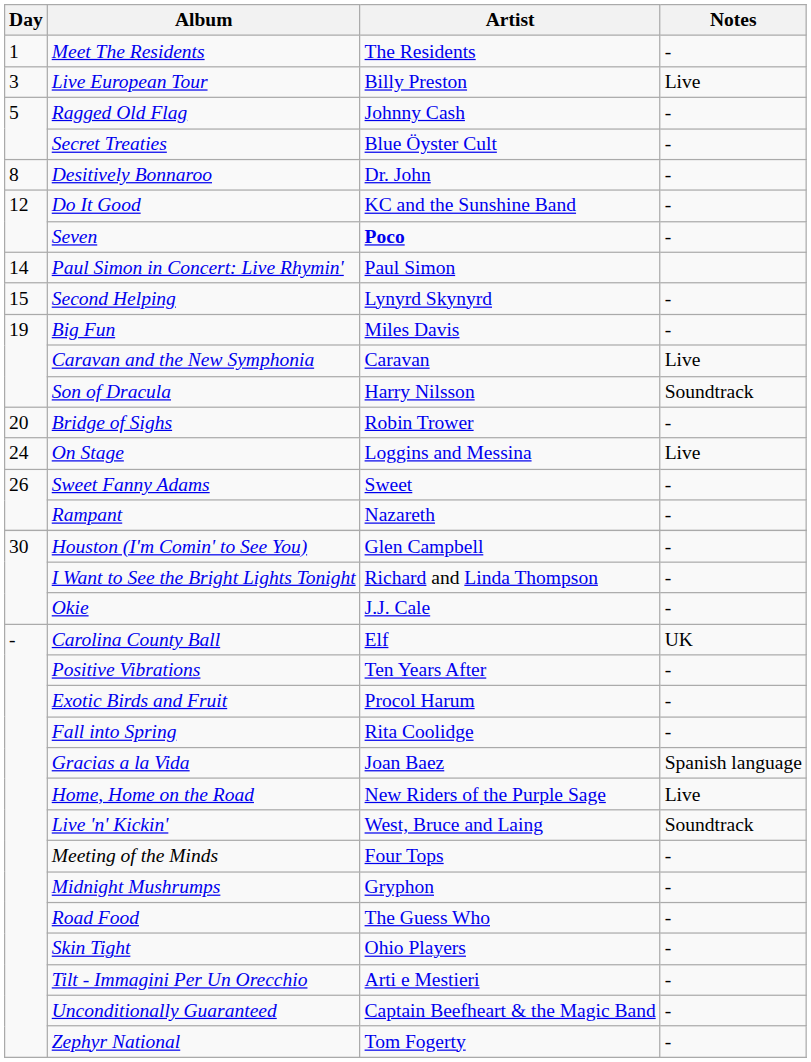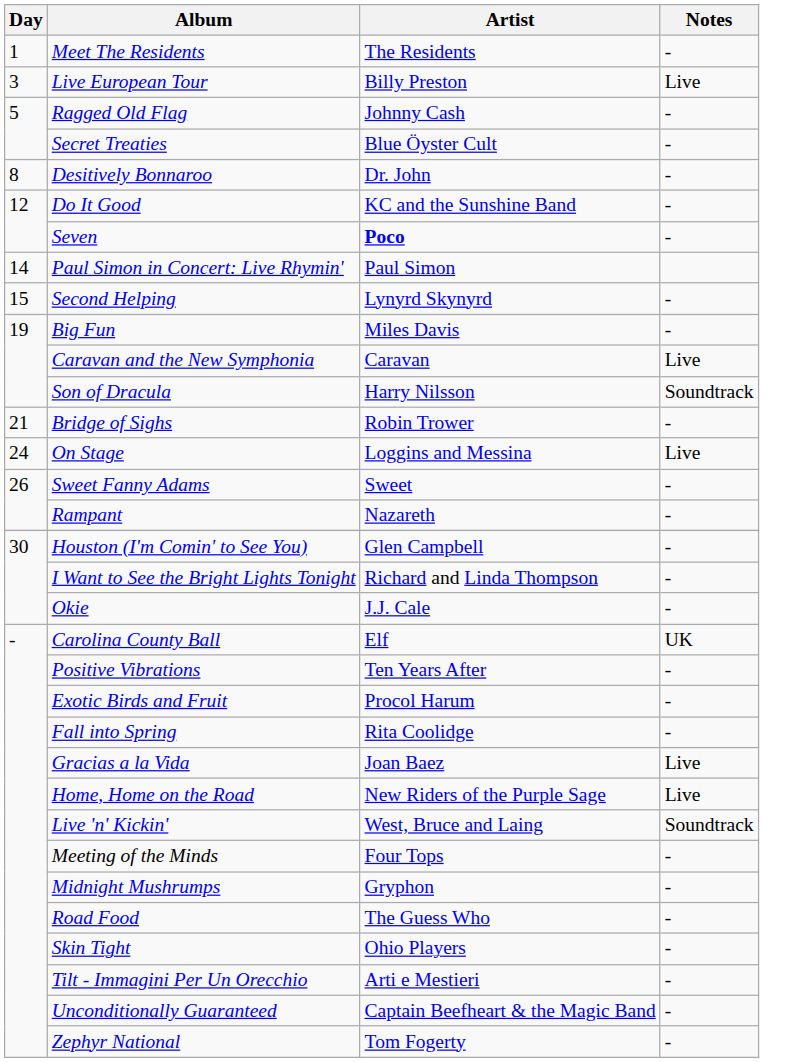(19, 422) 20 -> (19, 422) 21
(733, 762) Spanish language -> (683, 762) Live
